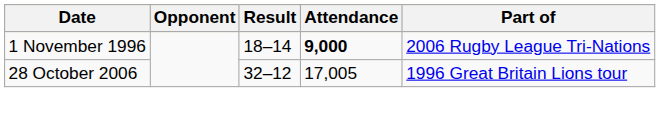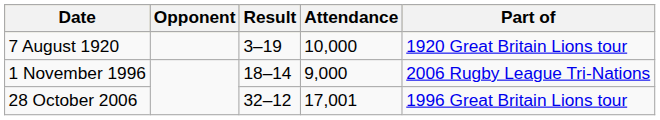+ row: (64, 45)
(326, 45) bold -> (326, 73) normal
(331, 73) 17,005 -> (331, 100) 17,001
